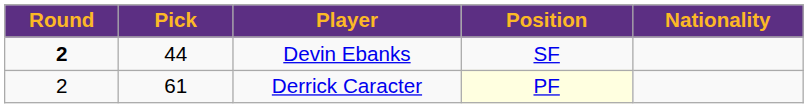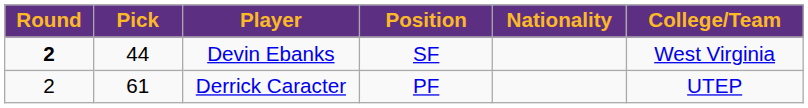+ column: (715, 20)
(547, 86) lightyellow background -> (426, 86) no background
